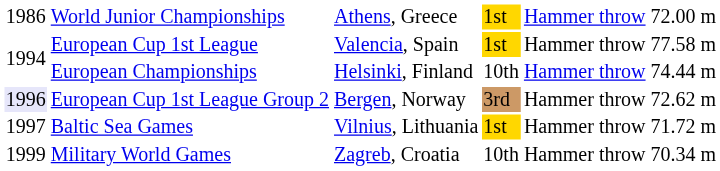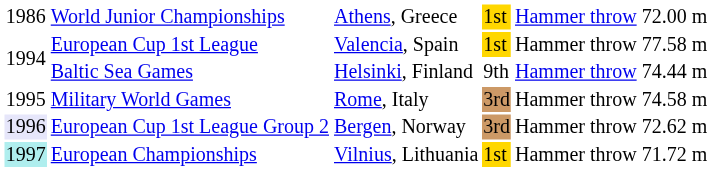(154, 71) European Championships -> (122, 71) Baltic Sea Games
(501, 71) 10th -> (496, 71) 9th
+ row: (381, 99)
(26, 126) no background -> (26, 154) paleturquoise background
(122, 126) Baltic Sea Games -> (154, 154) European Championships
- row: (397, 154)
